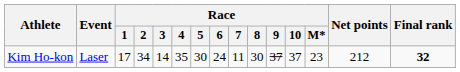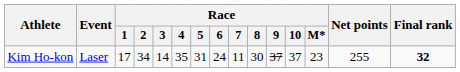(200, 57) 30 -> (200, 57) 31
(359, 57) 212 -> (359, 57) 255
